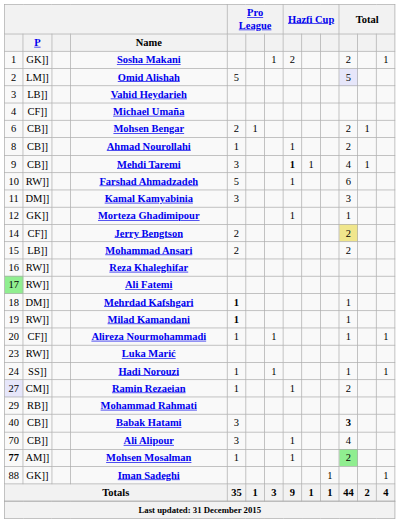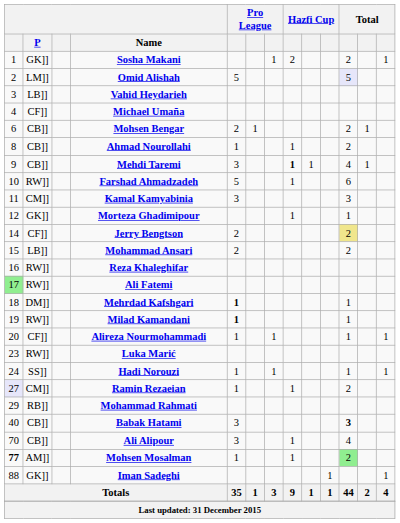(37, 198) DM]] -> (37, 198) CM]]
